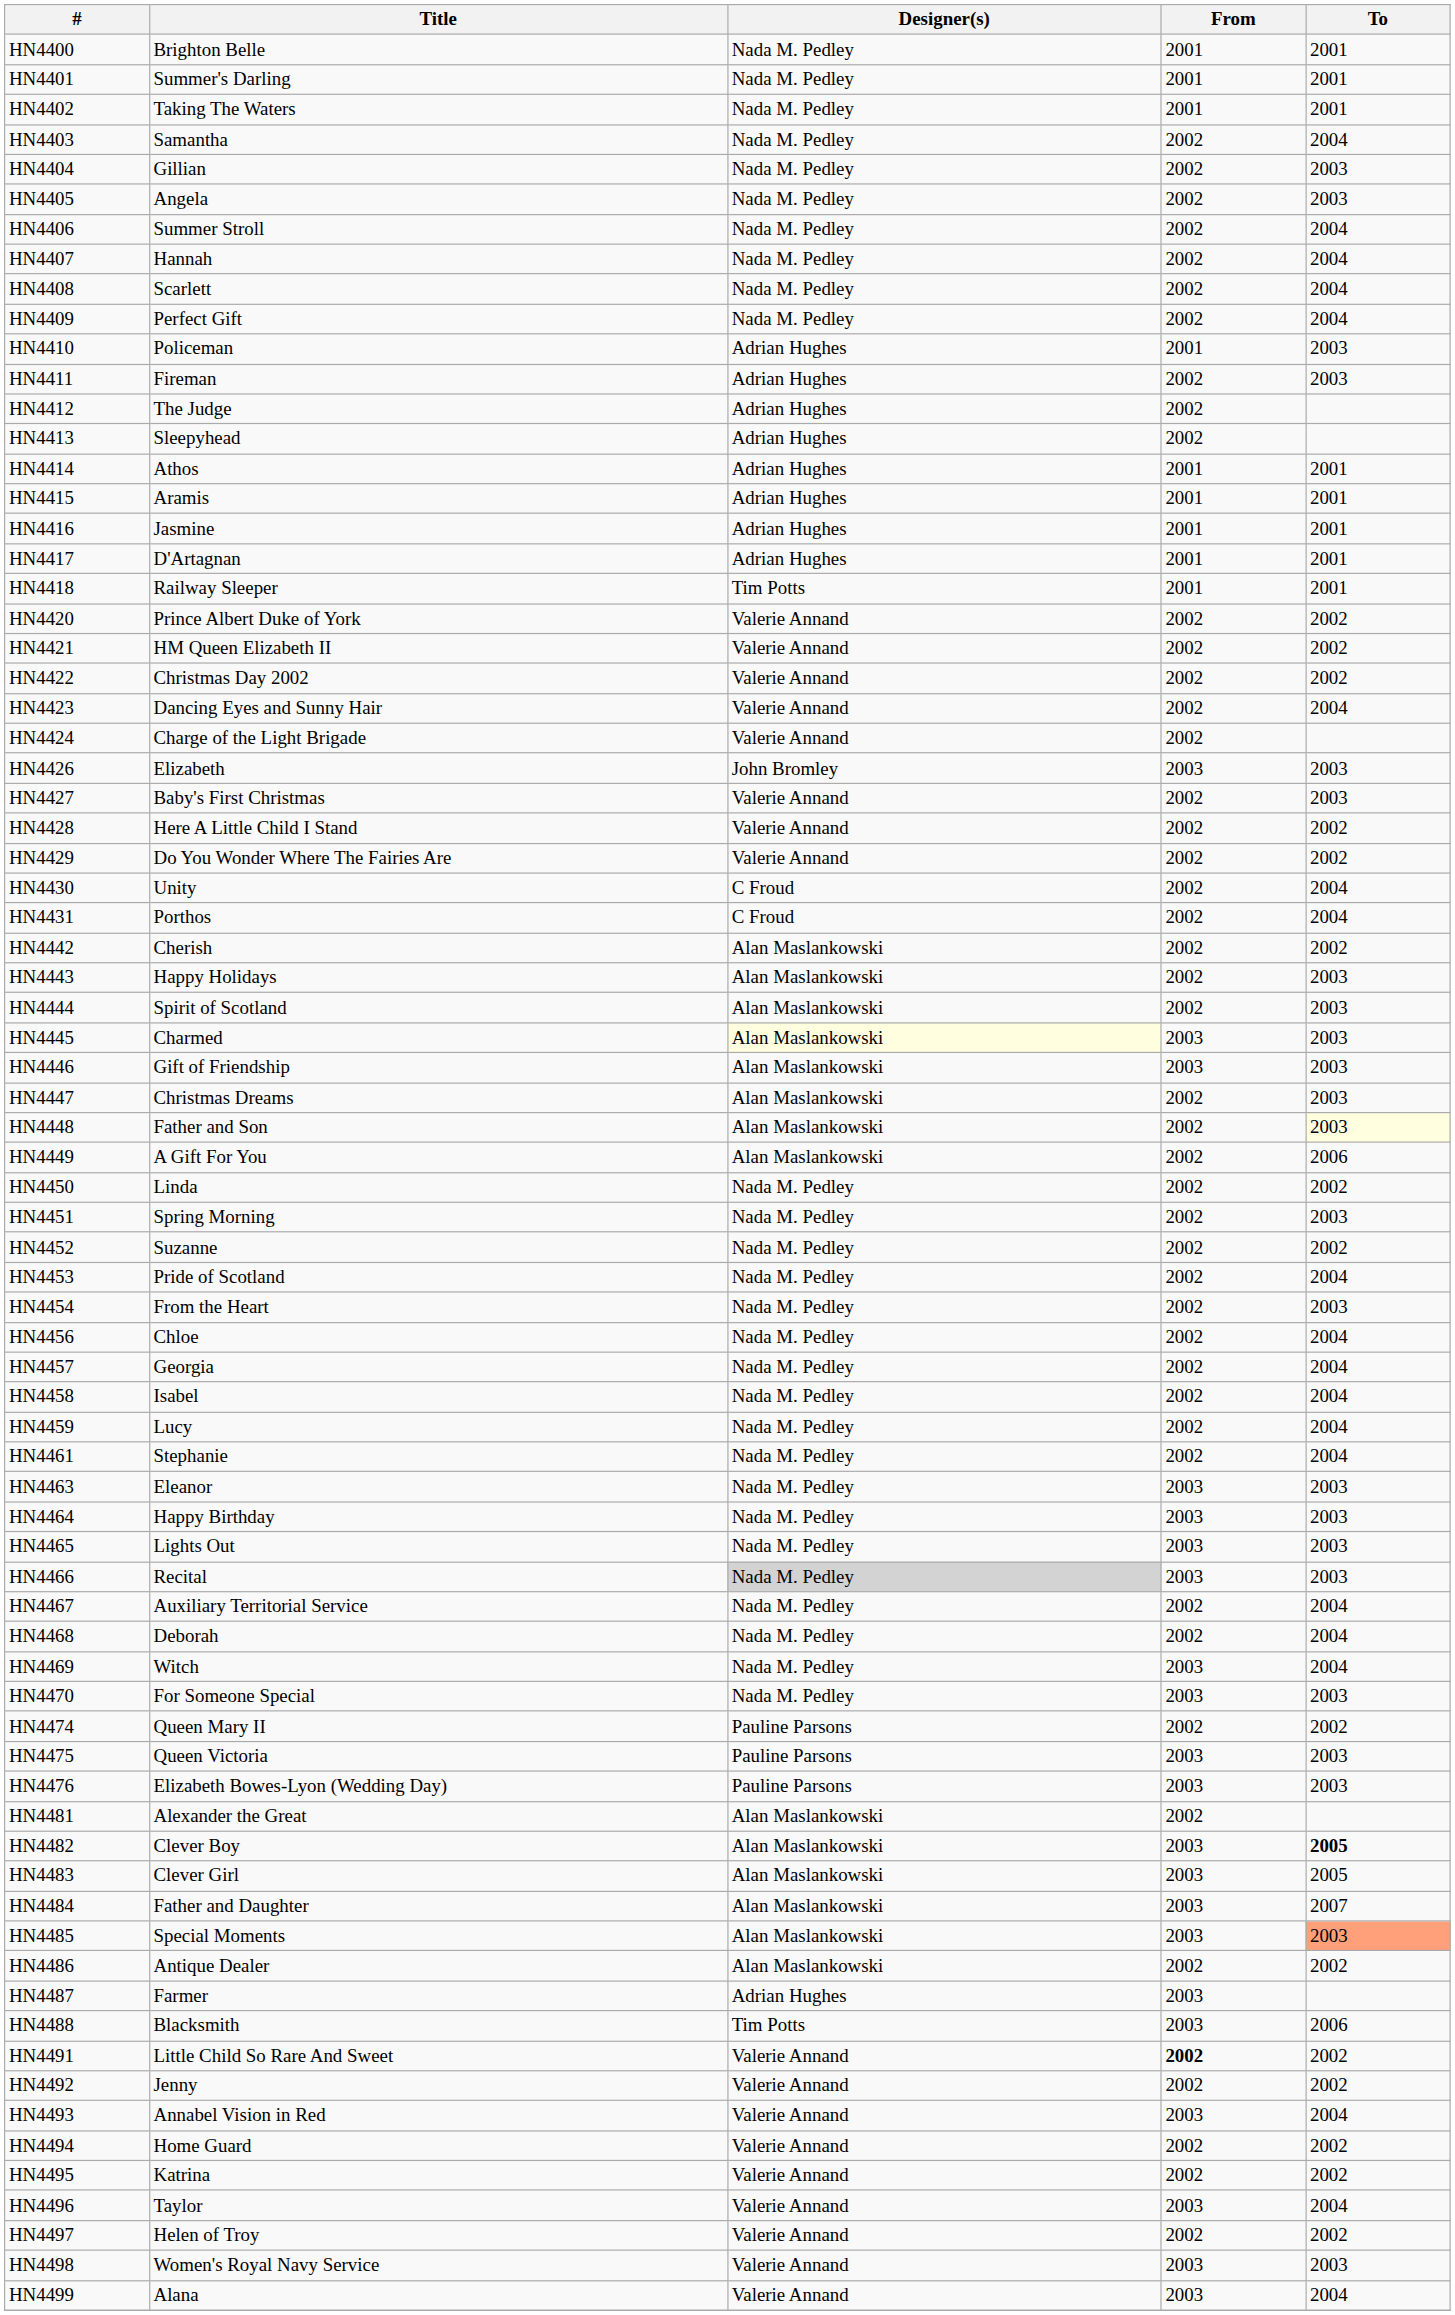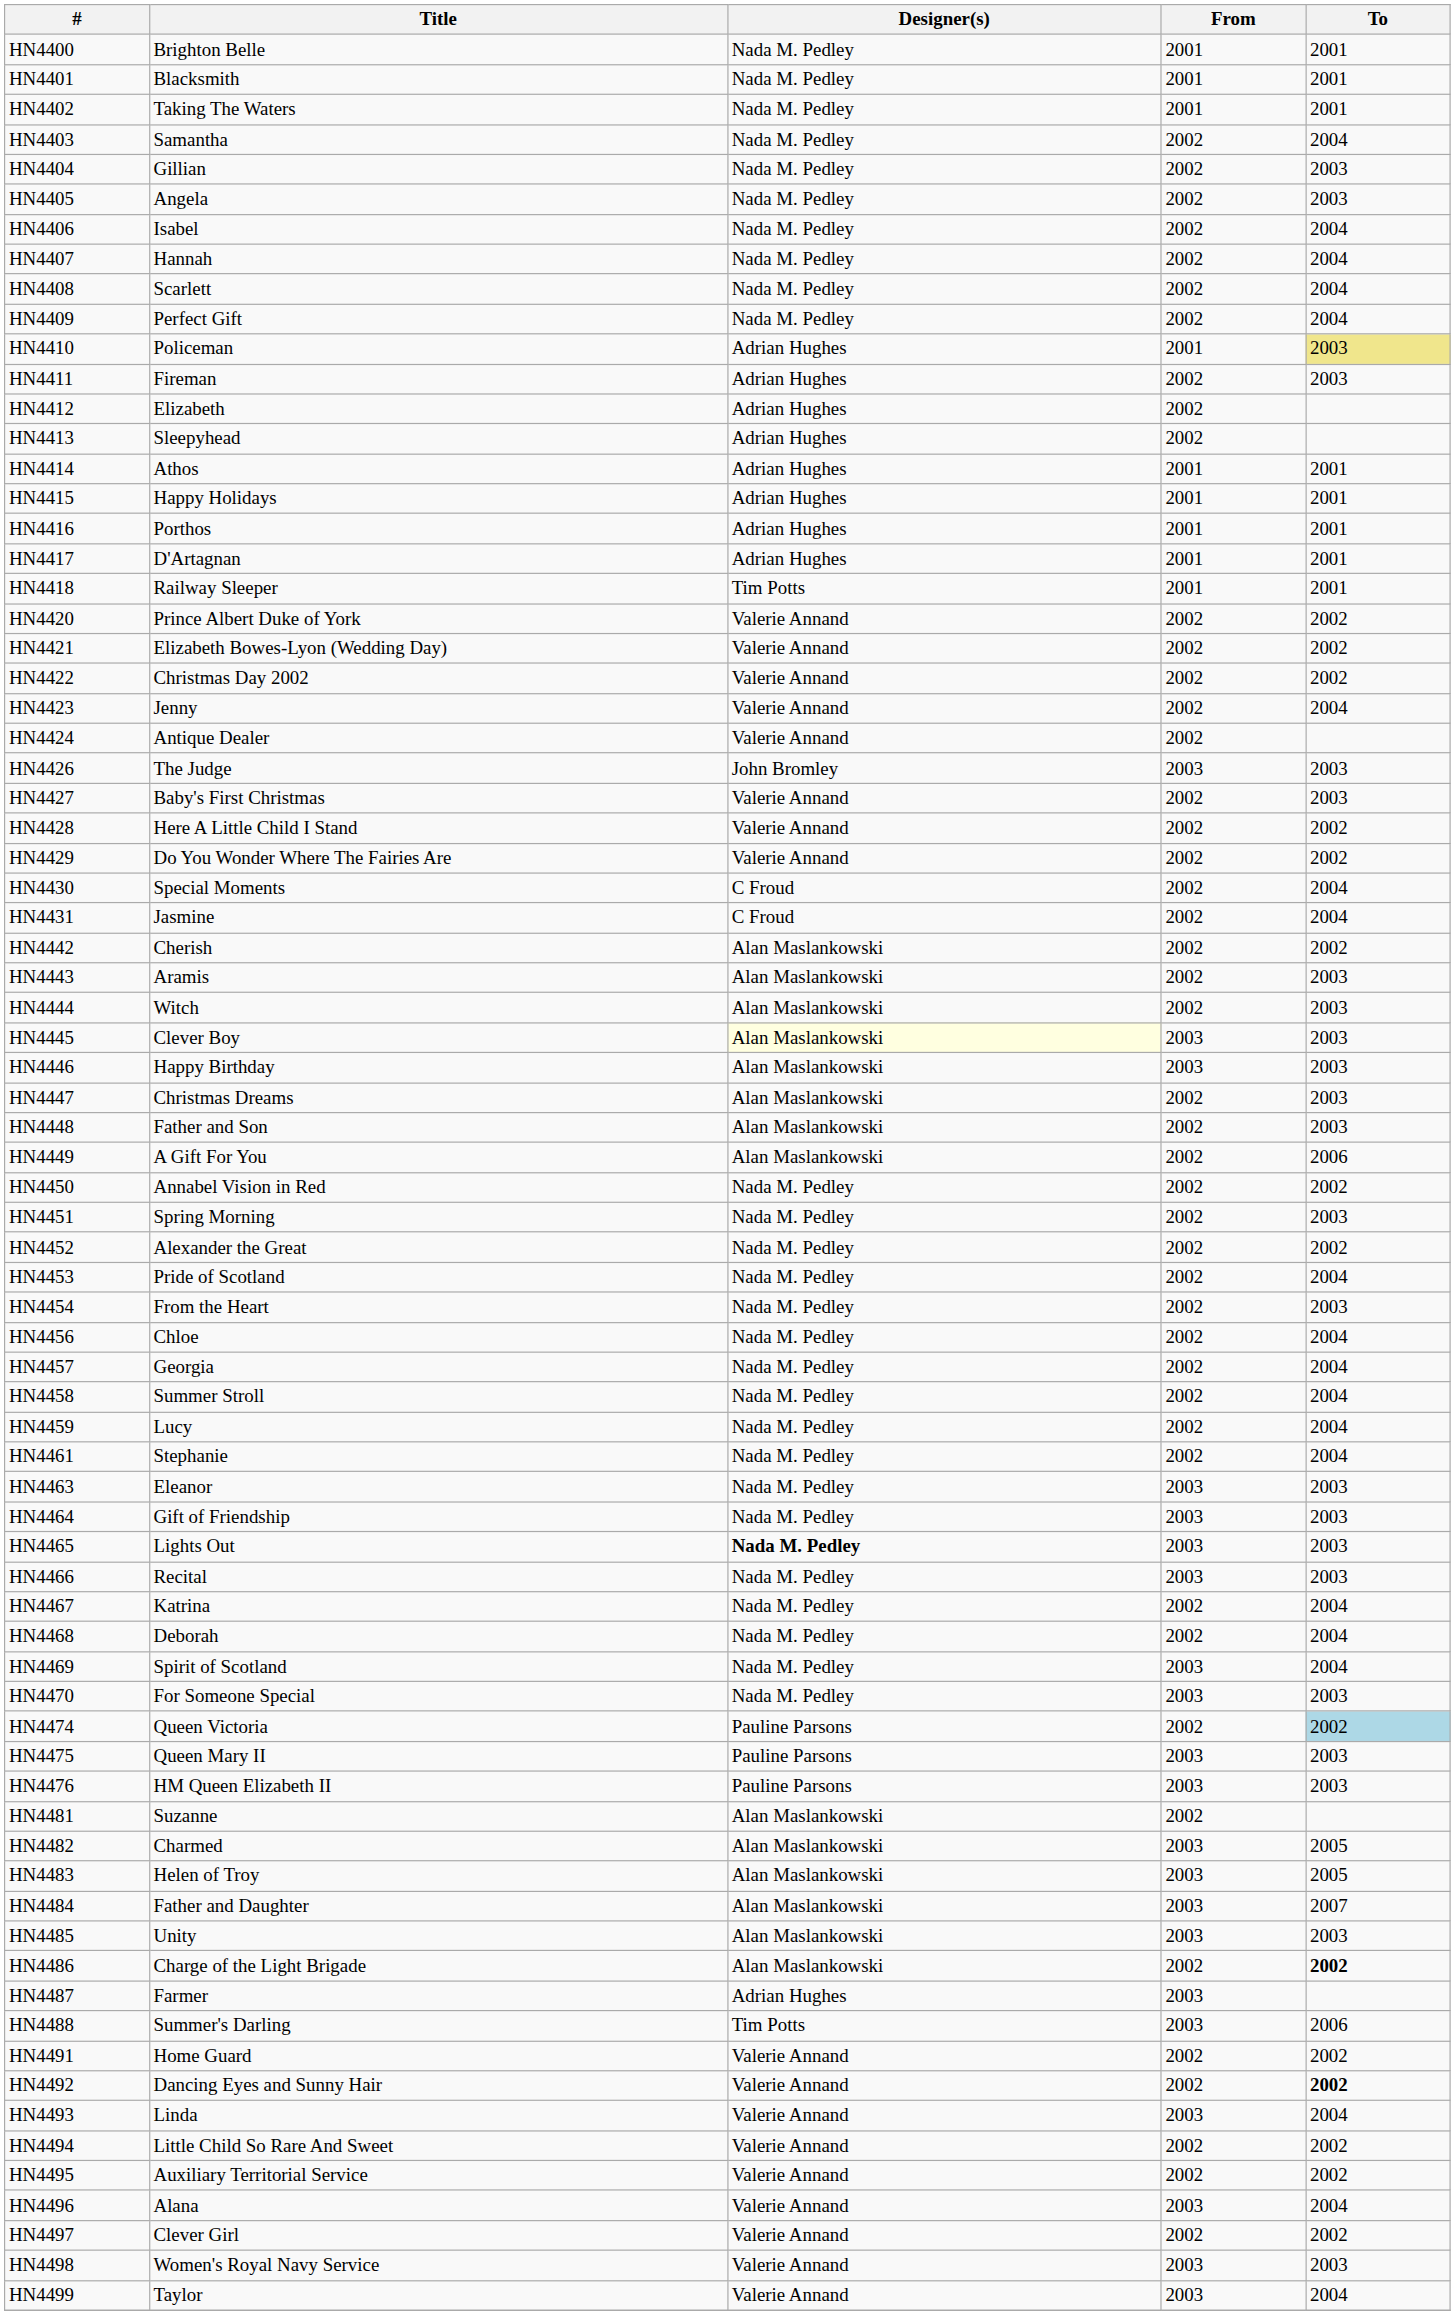(222, 79) Summer's Darling -> (196, 79) Blacksmith
(209, 229) Summer Stroll -> (176, 229) Isabel
(1329, 348) no background -> (1329, 348) khaki background
(193, 408) The Judge -> (189, 408) Elizabeth
(181, 498) Aramis -> (215, 498) Happy Holidays
(184, 528) Jasmine -> (182, 528) Porthos
(242, 648) HM Queen Elizabeth II -> (300, 648) Elizabeth Bowes-Lyon (Wedding Day)
(268, 708) Dancing Eyes and Sunny Hair -> (176, 708) Jenny
(260, 738) Charge of the Light Brigade -> (211, 738) Antique Dealer
(189, 768) Elizabeth -> (193, 768) The Judge
(175, 887) Unity -> (219, 887) Special Moments
(182, 917) Porthos -> (184, 917) Jasmine
(215, 977) Happy Holidays -> (181, 977) Aramis
(220, 1007) Spirit of Scotland -> (176, 1007) Witch
(188, 1037) Charmed -> (197, 1037) Clever Boy
(222, 1067) Gift of Friendship -> (214, 1067) Happy Birthday
(1329, 1127) lightyellow background -> (1329, 1127) no background
(176, 1187) Linda -> (240, 1187) Annabel Vision in Red
(185, 1247) Suzanne -> (230, 1247) Alexander the Great
(176, 1396) Isabel -> (209, 1396) Summer Stroll
(214, 1516) Happy Birthday -> (222, 1516) Gift of Friendship
(793, 1546) normal -> (796, 1546) bold
(793, 1576) lightgrey background -> (793, 1576) no background
(261, 1606) Auxiliary Territorial Service -> (182, 1606) Katrina
(176, 1666) Witch -> (220, 1666) Spirit of Scotland
(210, 1726) Queen Mary II -> (211, 1726) Queen Victoria
(1329, 1726) no background -> (1329, 1726) lightblue background
(211, 1756) Queen Victoria -> (210, 1756) Queen Mary II
(300, 1786) Elizabeth Bowes-Lyon (Wedding Day) -> (242, 1786) HM Queen Elizabeth II
(230, 1816) Alexander the Great -> (185, 1816) Suzanne
(197, 1845) Clever Boy -> (188, 1845) Charmed
(1329, 1845) bold -> (1329, 1845) normal
(196, 1875) Clever Girl -> (206, 1875) Helen of Troy
(219, 1935) Special Moments -> (175, 1935) Unity
(1329, 1935) lightsalmon background -> (1329, 1935) no background
(211, 1965) Antique Dealer -> (260, 1965) Charge of the Light Brigade
(1329, 1965) normal -> (1329, 1965) bold
(196, 2025) Blacksmith -> (222, 2025) Summer's Darling
(273, 2055) Little Child So Rare And Sweet -> (203, 2055) Home Guard
(1184, 2055) bold -> (1184, 2055) normal
(176, 2085) Jenny -> (268, 2085) Dancing Eyes and Sunny Hair
(1329, 2085) normal -> (1329, 2085) bold
(240, 2115) Annabel Vision in Red -> (176, 2115) Linda
(203, 2145) Home Guard -> (273, 2145) Little Child So Rare And Sweet
(182, 2175) Katrina -> (261, 2175) Auxiliary Territorial Service
(178, 2205) Taylor -> (176, 2205) Alana
(206, 2235) Helen of Troy -> (196, 2235) Clever Girl
(176, 2295) Alana -> (178, 2295) Taylor
